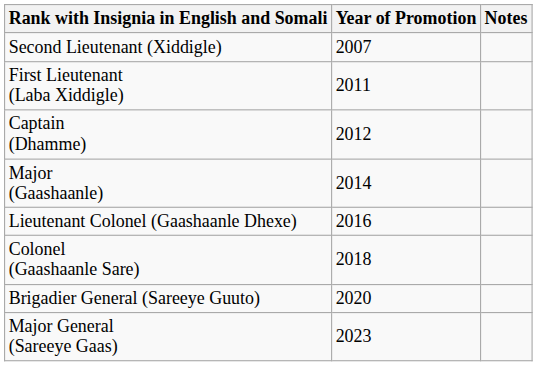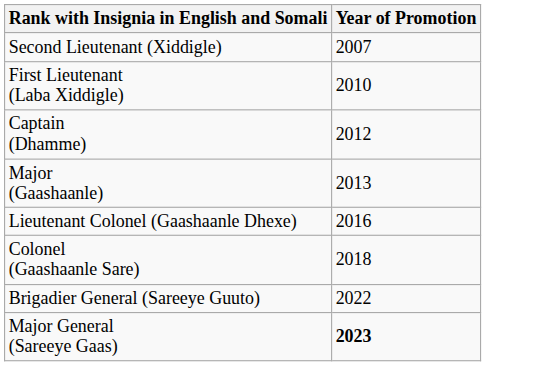- column: (506, 18)
(353, 85) 2011 -> (354, 85) 2010
(354, 182) 2014 -> (354, 182) 2013
(354, 298) 2020 -> (354, 298) 2022
(354, 336) normal -> (354, 336) bold
